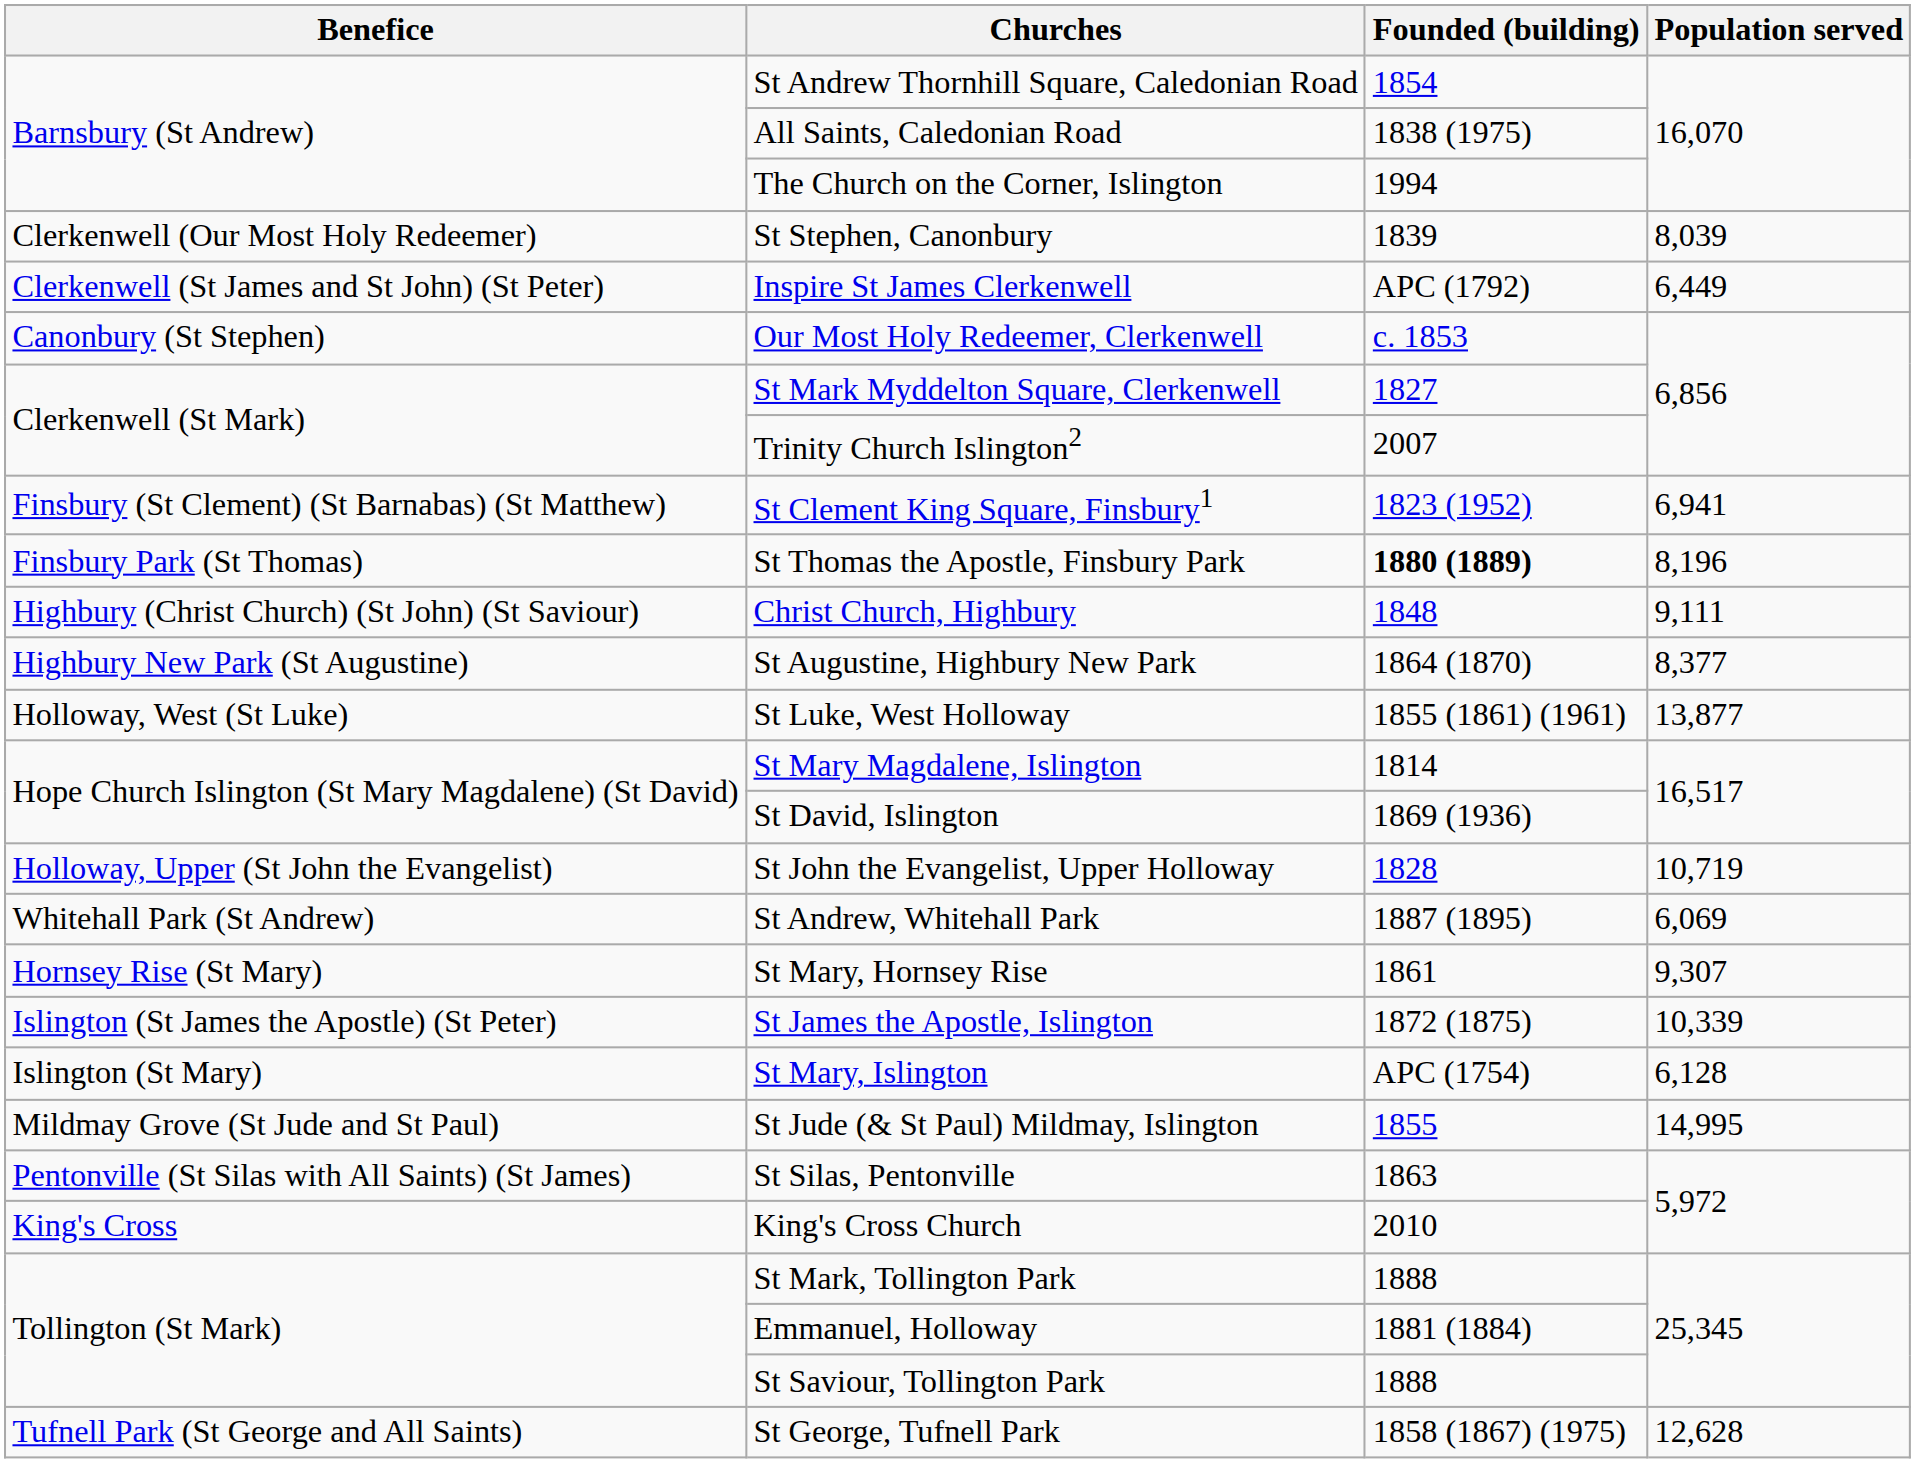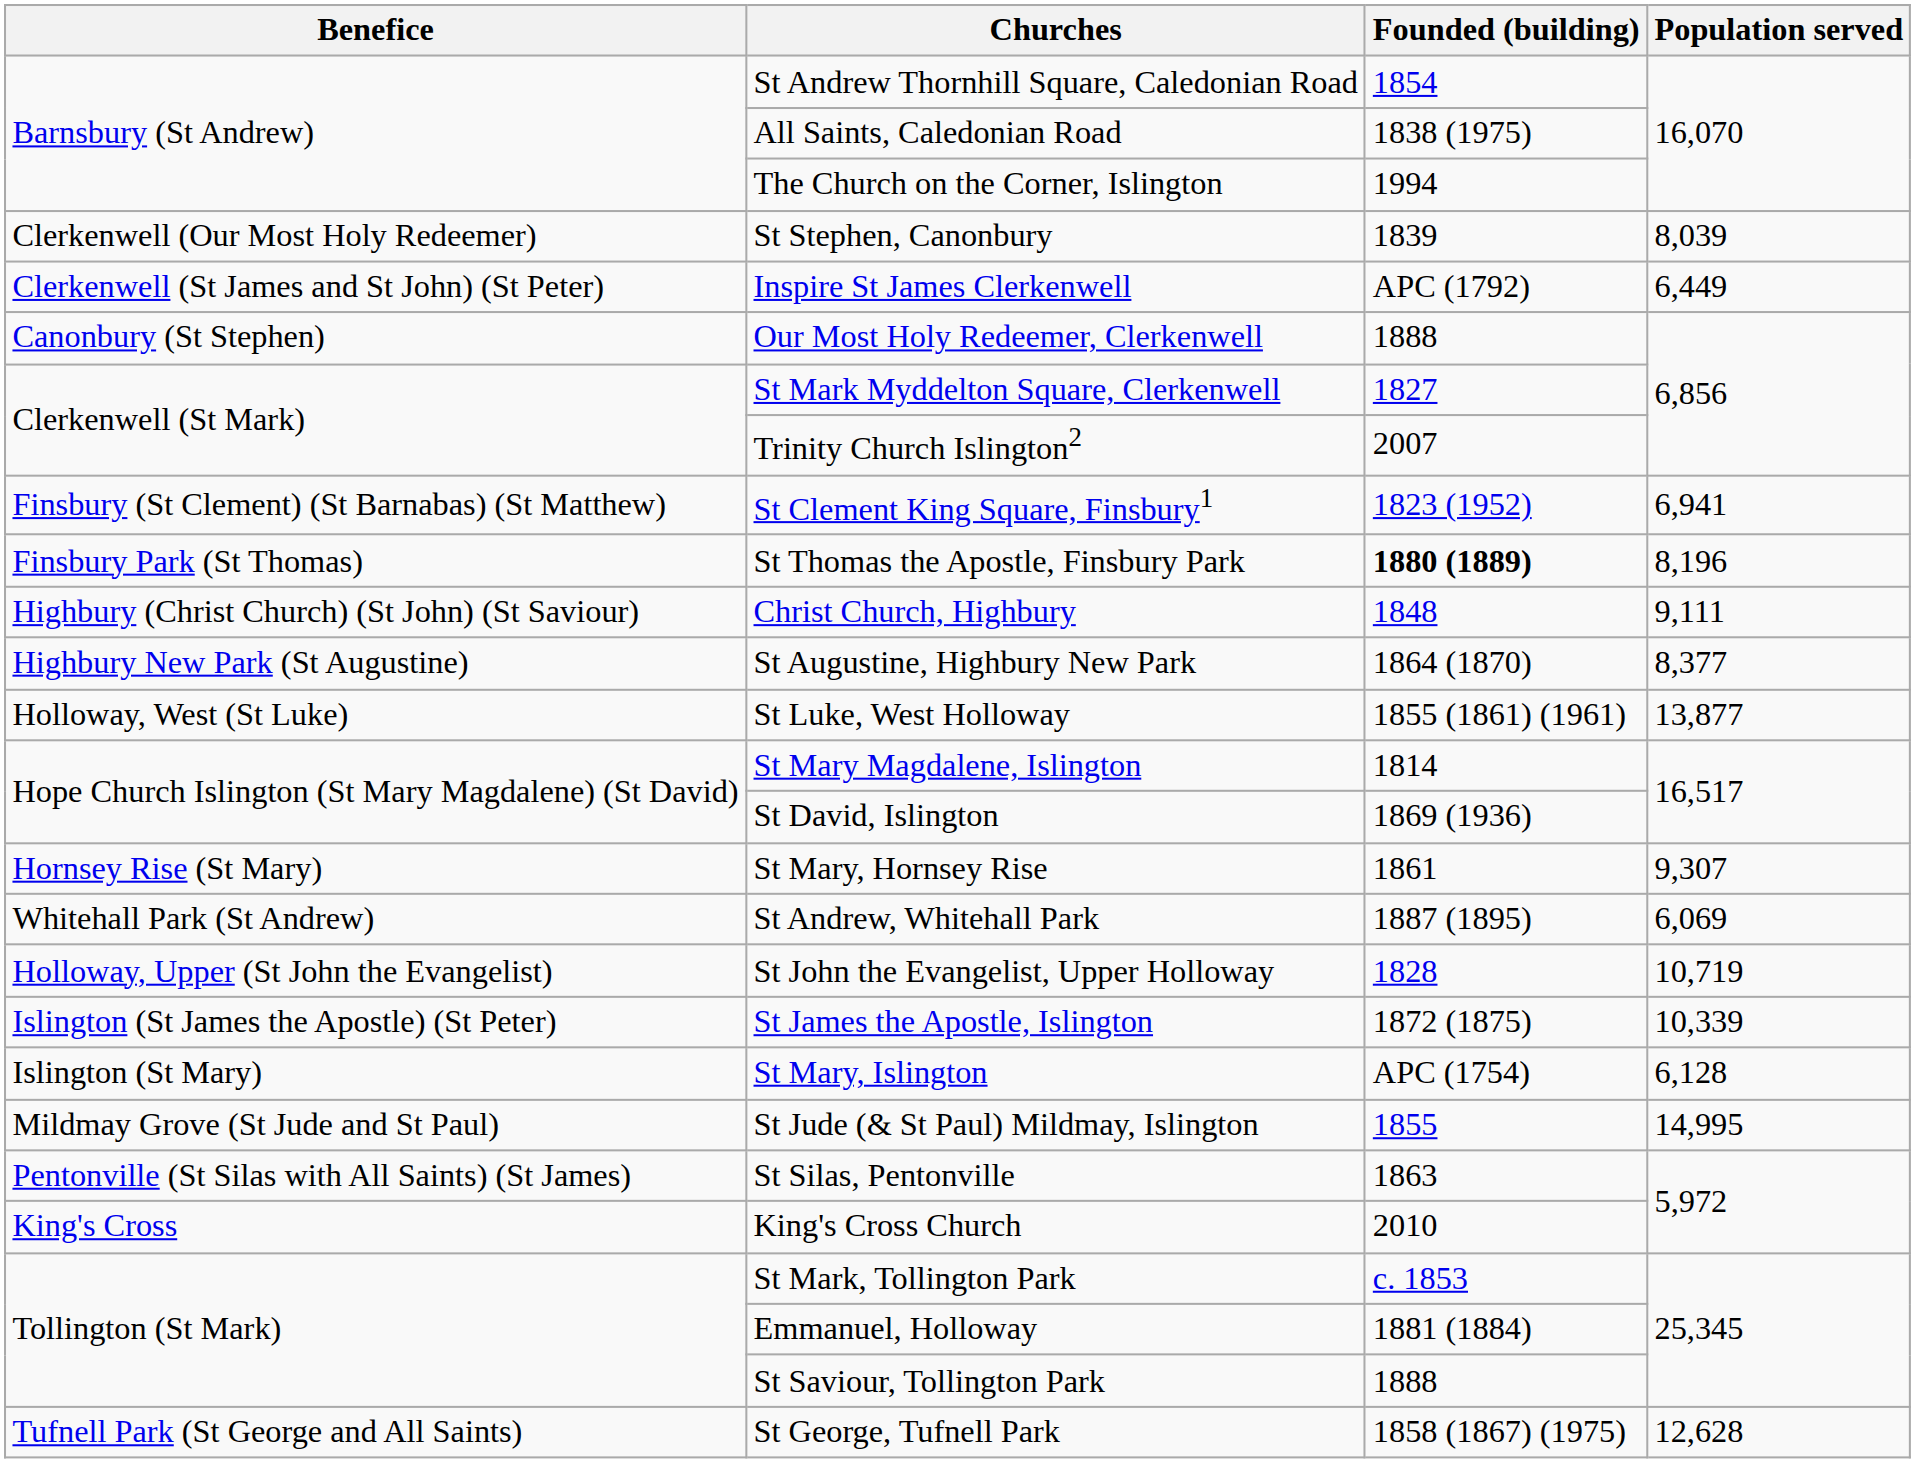(1420, 337) c. 1853 -> (1405, 337) 1888
rows swapped: (901, 970) <-> (1014, 867)
(1405, 1277) 1888 -> (1420, 1277) c. 1853
